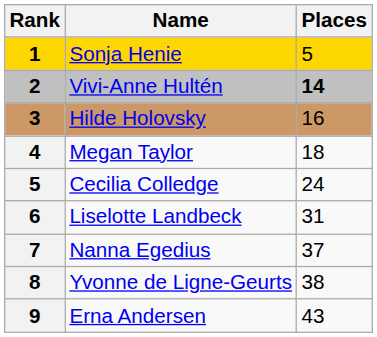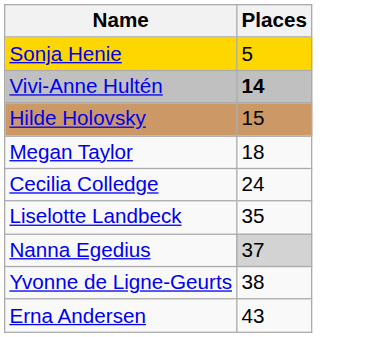- column: (35, 20)
(313, 119) 16 -> (253, 119) 15
(313, 217) 31 -> (253, 217) 35
(313, 250) no background -> (253, 250) lightgrey background
